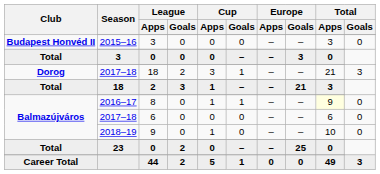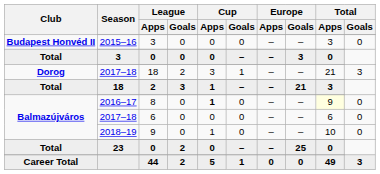(212, 102) normal -> (212, 102) bold
(242, 102) 1 -> (242, 102) 0
